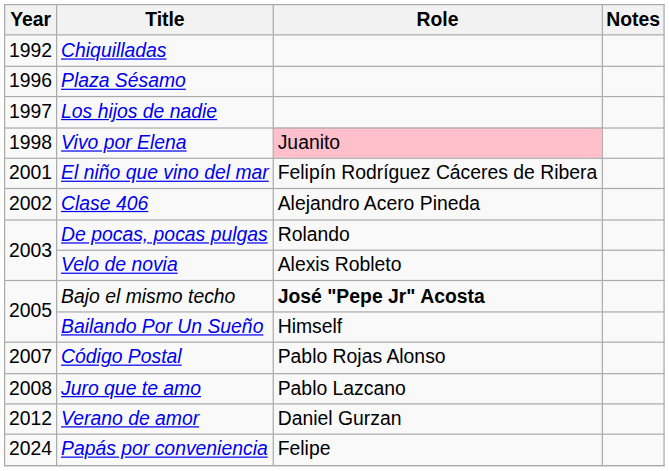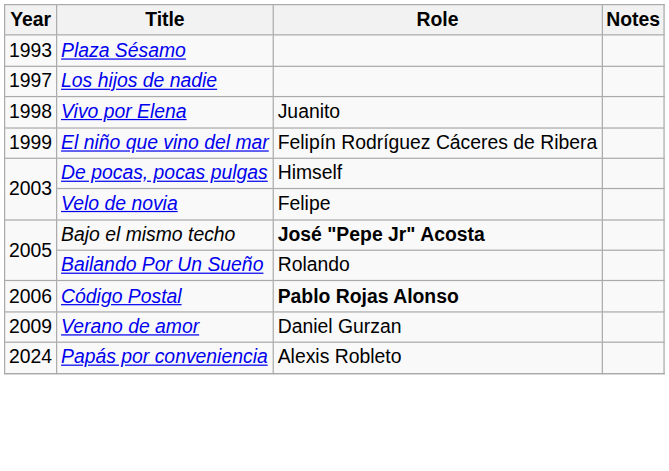- row: (114, 50)
(31, 81) 1996 -> (31, 50) 1993
(309, 142) pink background -> (309, 111) no background
(31, 173) 2001 -> (31, 142) 1999
- row: (105, 204)
(314, 234) Rolando -> (310, 173) Himself
(340, 265) Alexis Robleto -> (304, 204) Felipe
(310, 326) Himself -> (314, 265) Rolando
(31, 357) 2007 -> (31, 296) 2006
(362, 357) normal -> (368, 296) bold
- row: (131, 388)
(31, 419) 2012 -> (31, 326) 2009
(304, 449) Felipe -> (340, 357) Alexis Robleto
